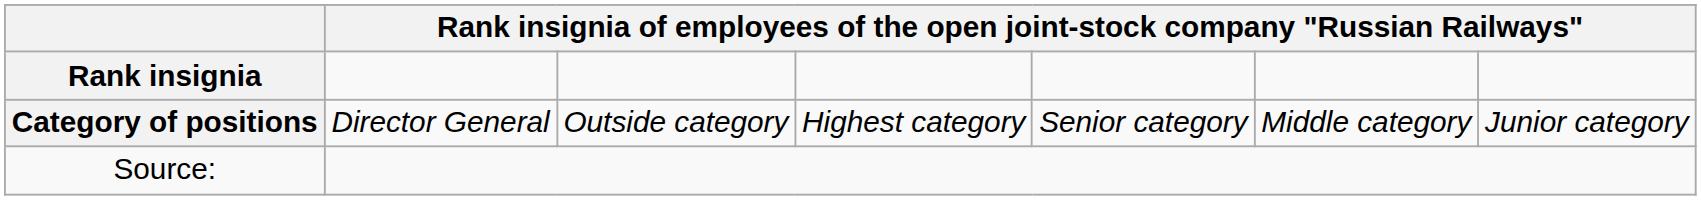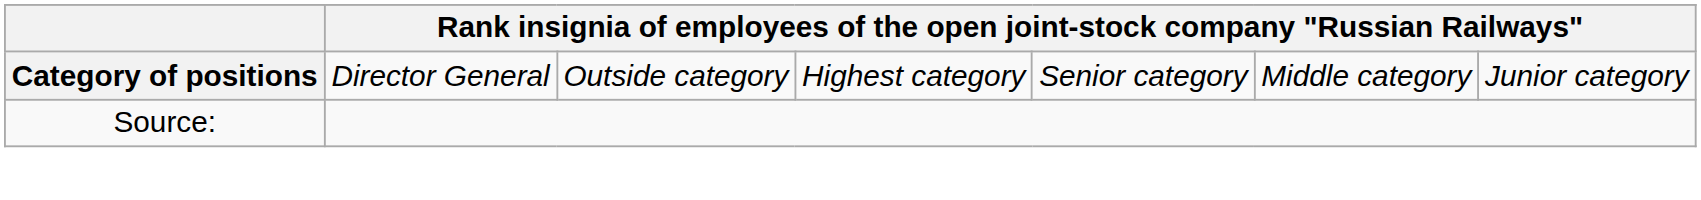- row: (165, 75)
